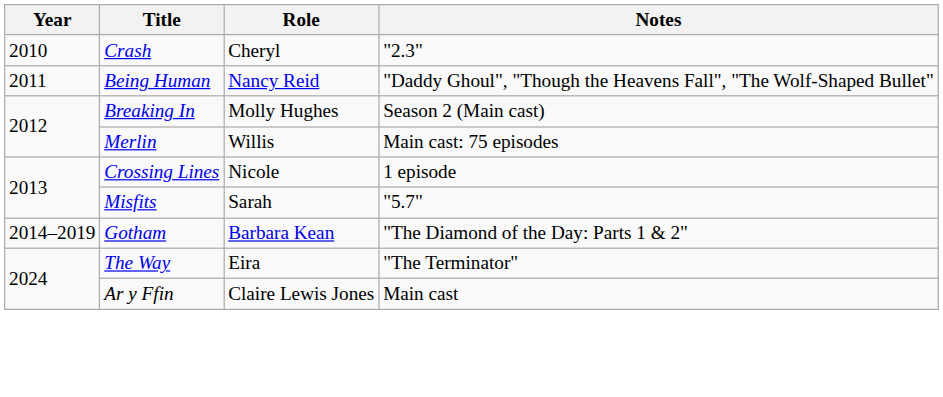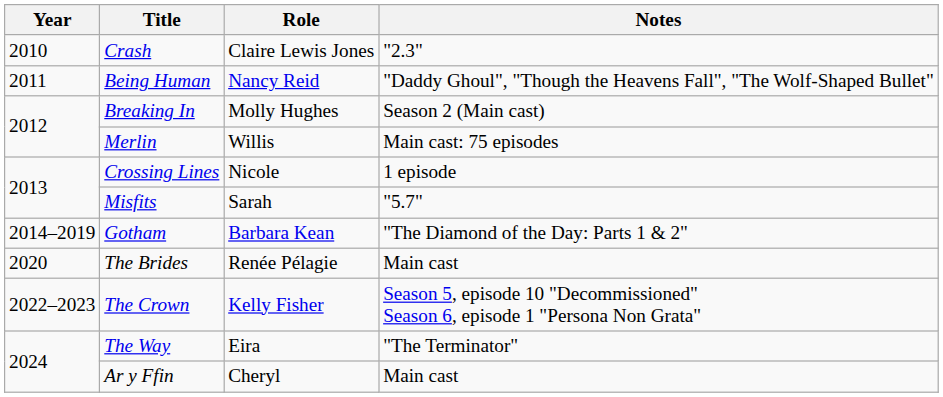(254, 50) Cheryl -> (301, 50) Claire Lewis Jones
+ row: (146, 263)
+ row: (147, 304)
(301, 293) Claire Lewis Jones -> (254, 376) Cheryl
